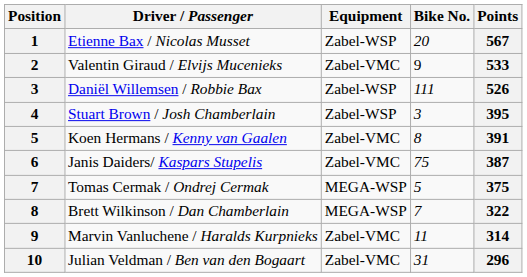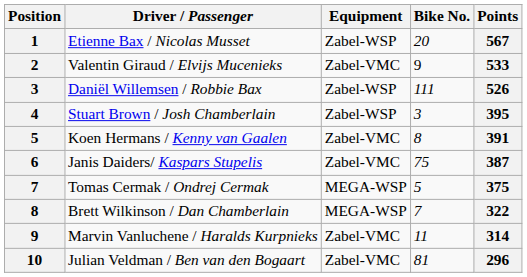(422, 260) 31 -> (422, 260) 81
